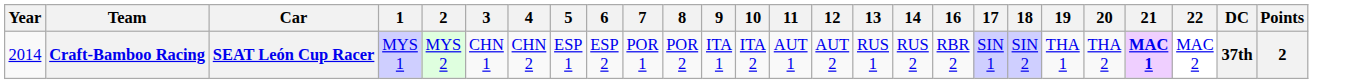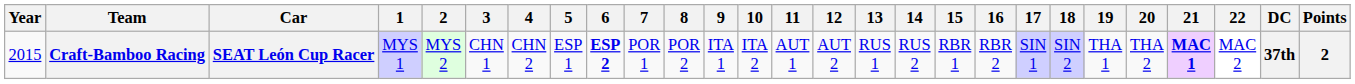+ column: (955, 17)
(25, 54) 2014 -> (25, 54) 2015
(604, 54) normal -> (605, 54) bold
